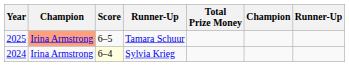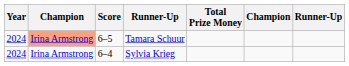(16, 38) 2025 -> (16, 38) 2024
(105, 54) lightyellow background -> (105, 54) no background
